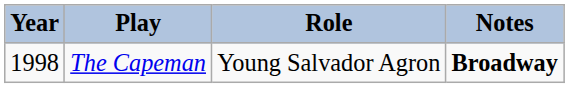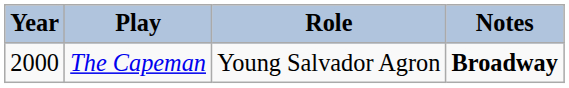(35, 62) 1998 -> (35, 62) 2000
